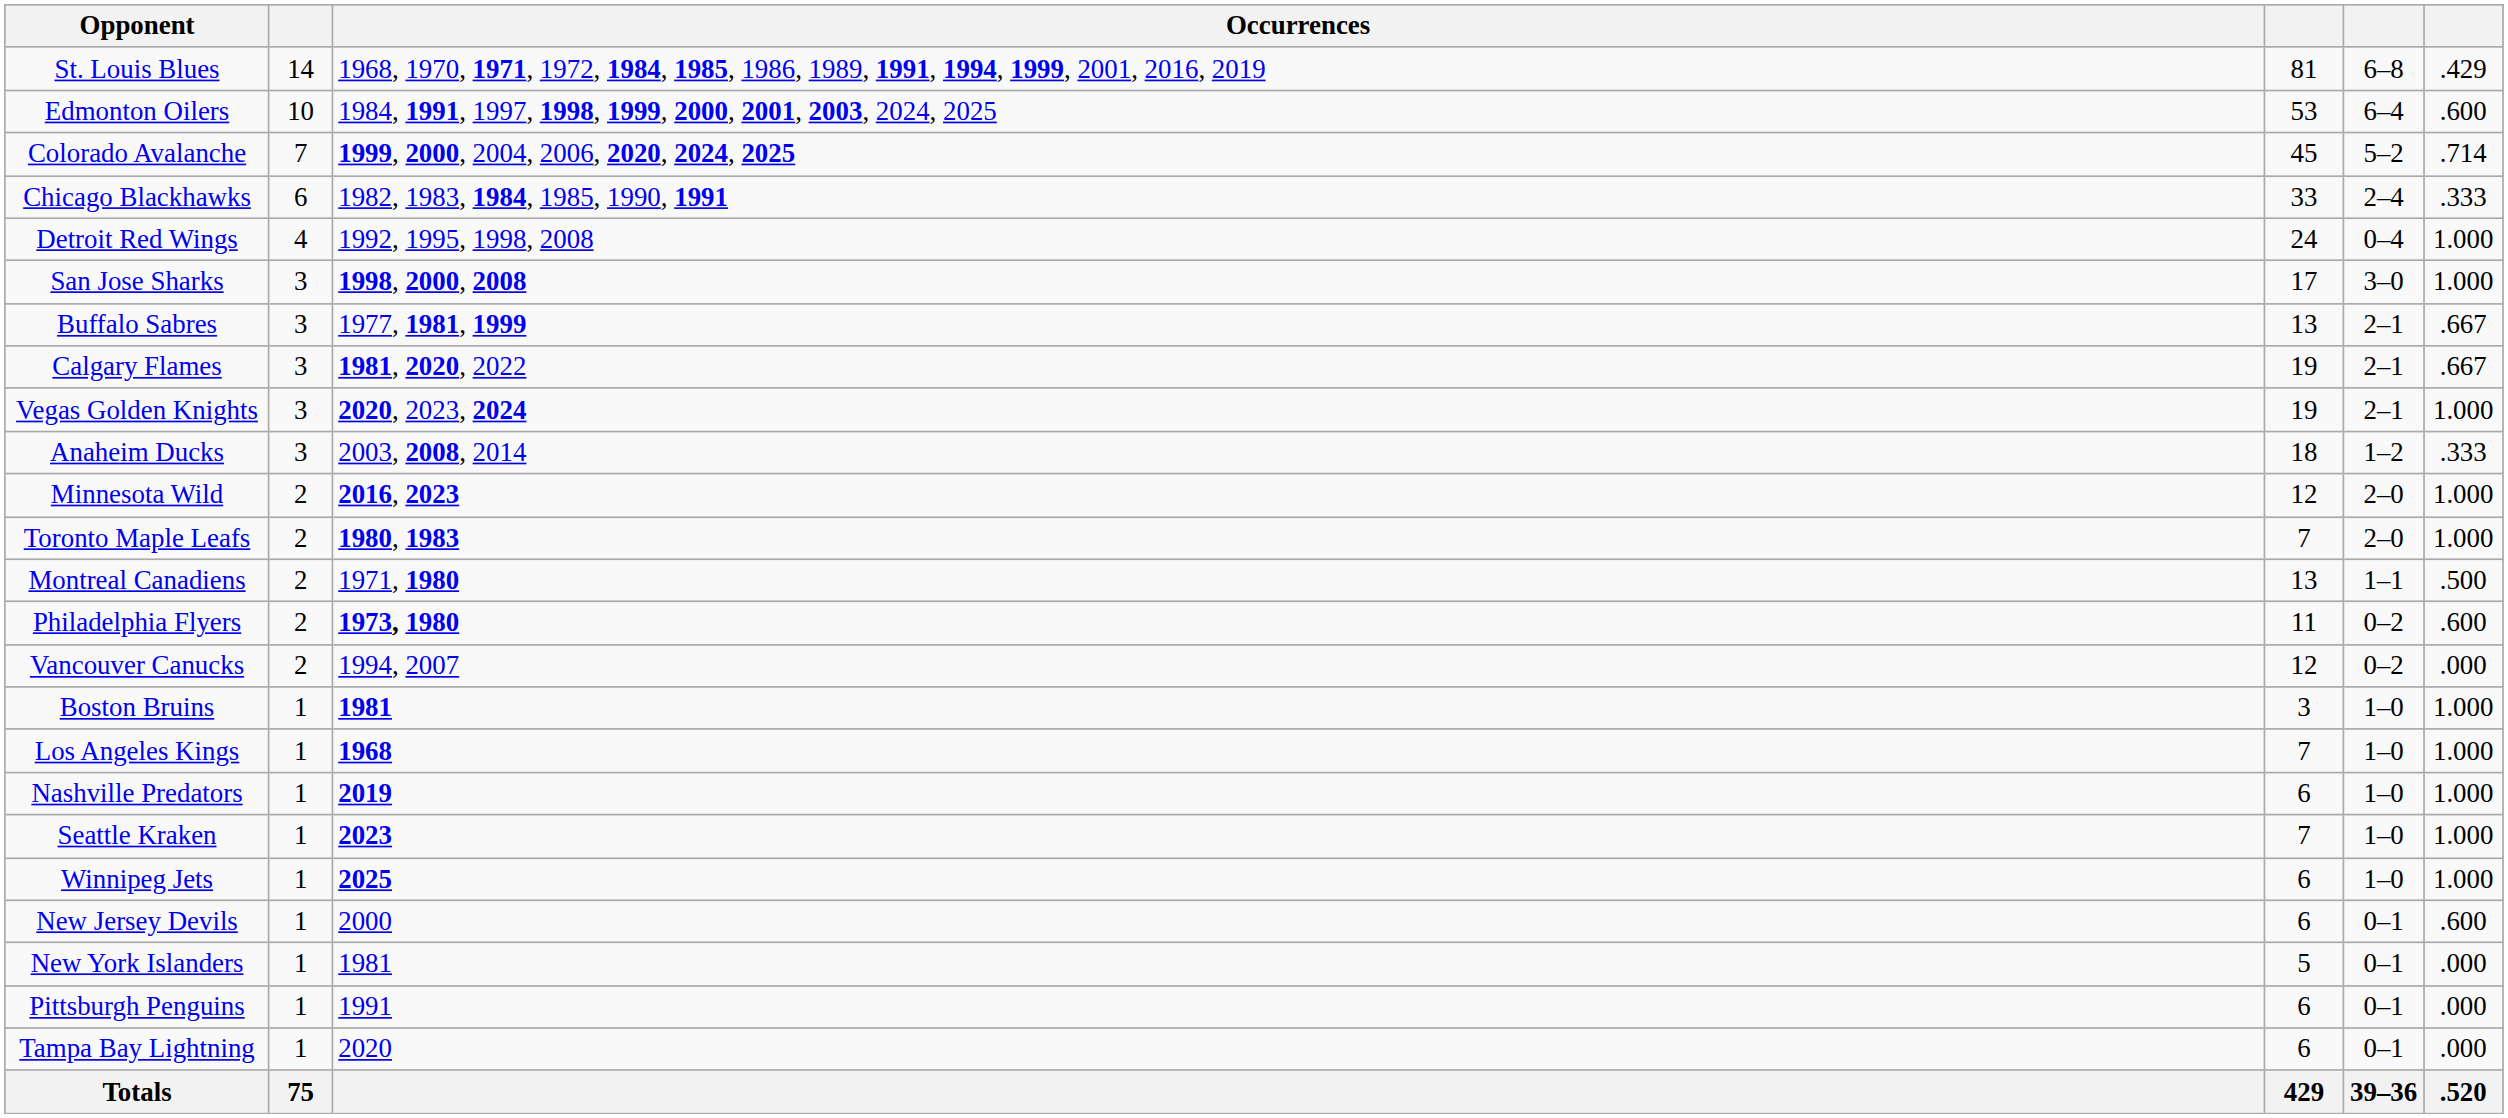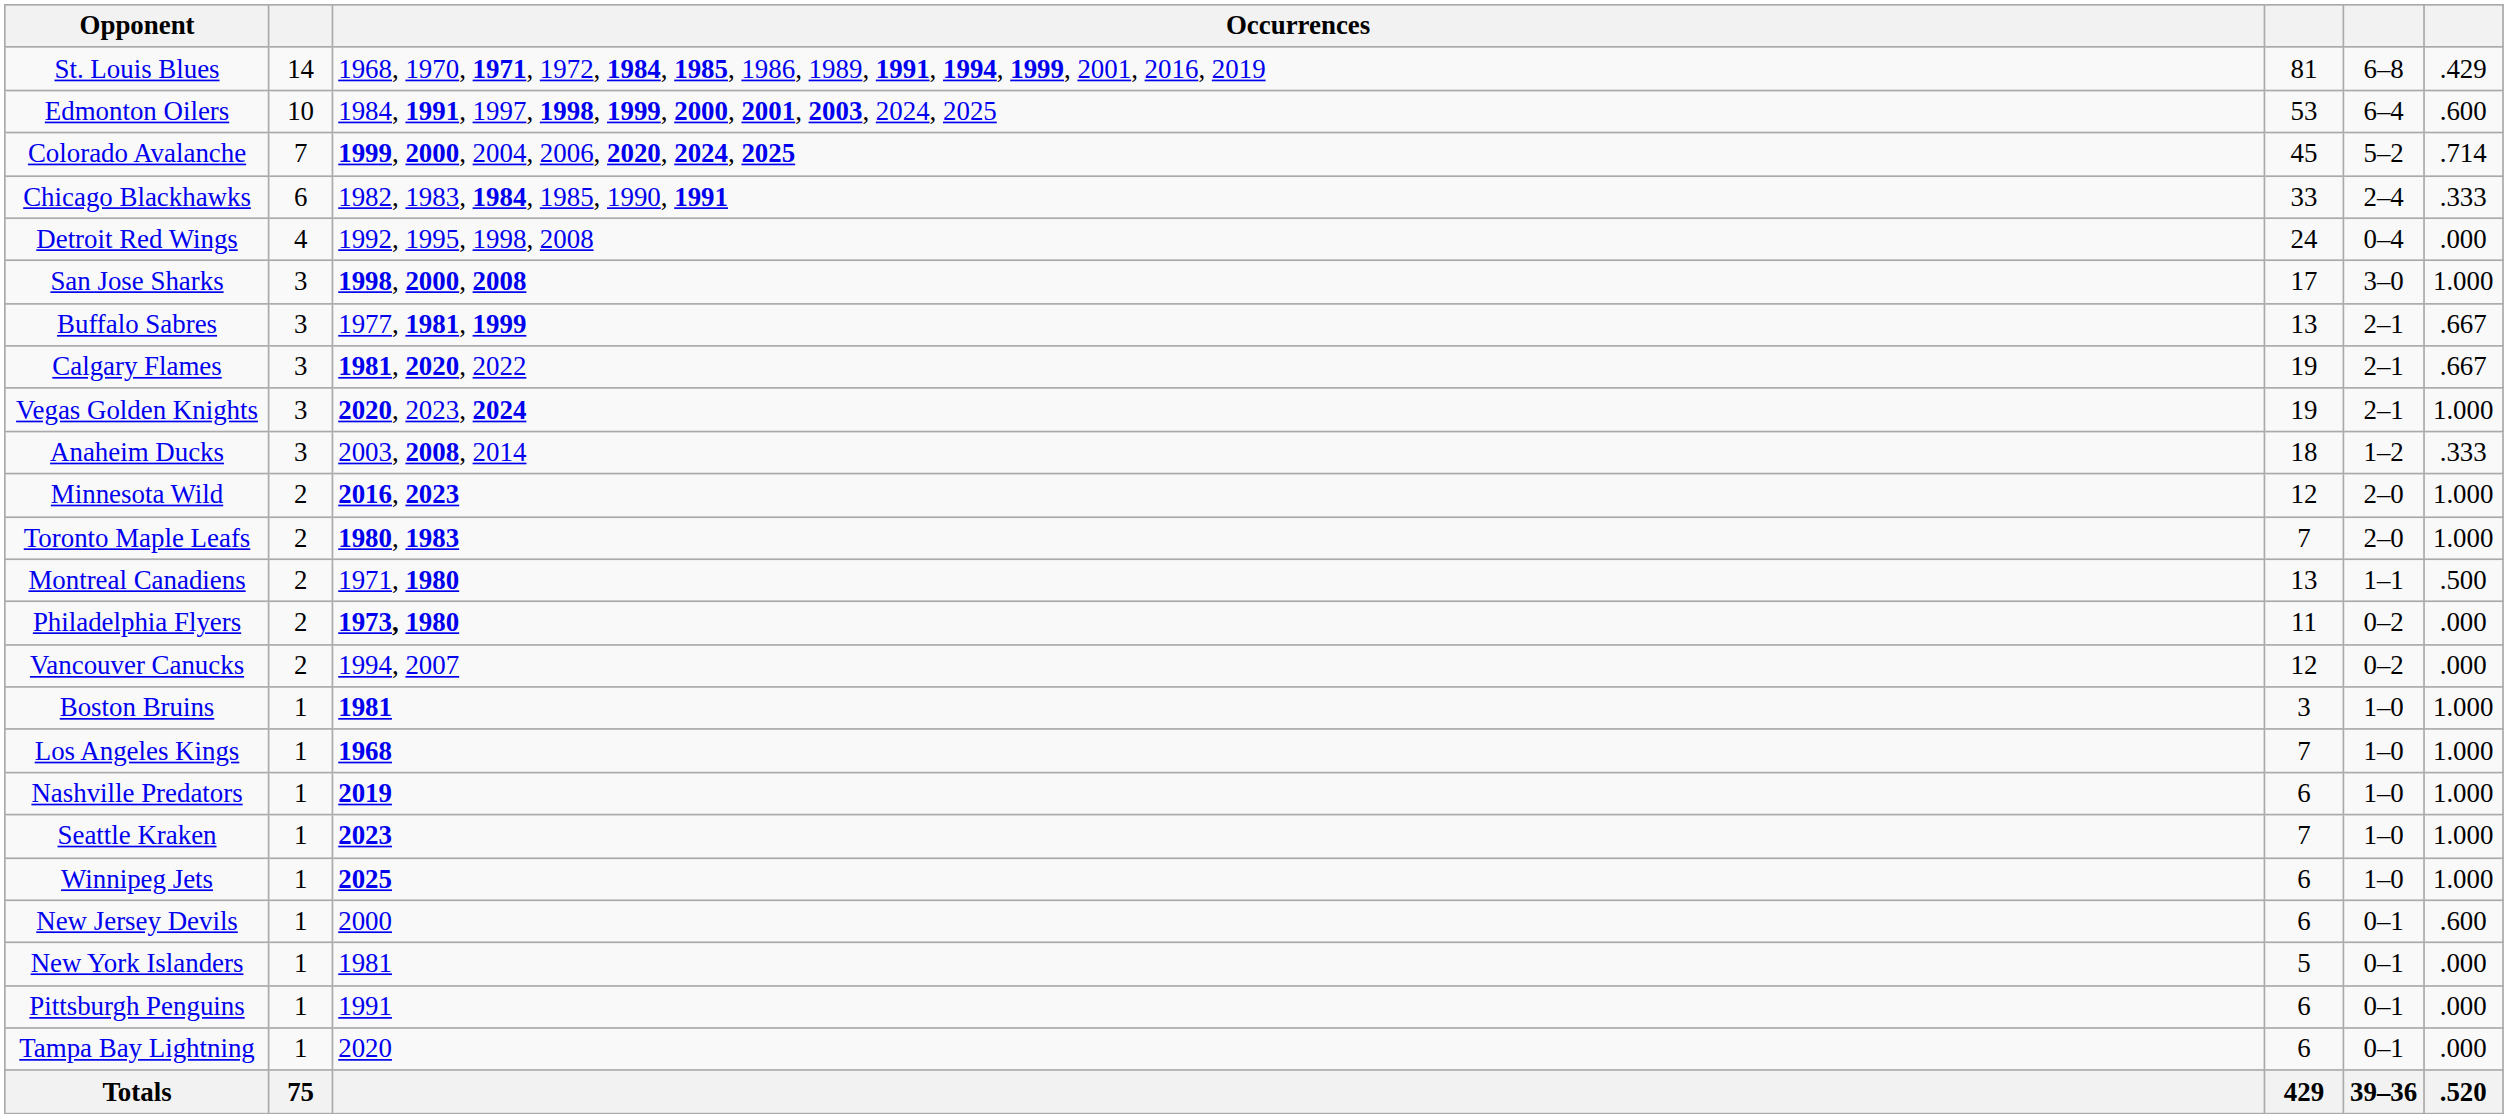(2463, 238) 1.000 -> (2463, 238) .000
(2463, 622) .600 -> (2463, 622) .000
